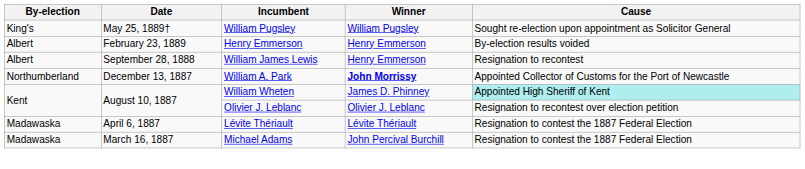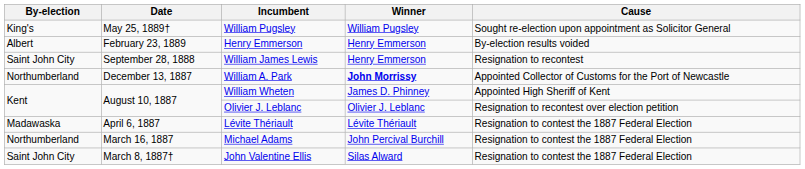(20, 60) Albert -> (41, 60) Saint John City
(542, 92) paleturquoise background -> (542, 92) no background
(34, 140) Madawaska -> (43, 140) Northumberland
+ row: (268, 156)
